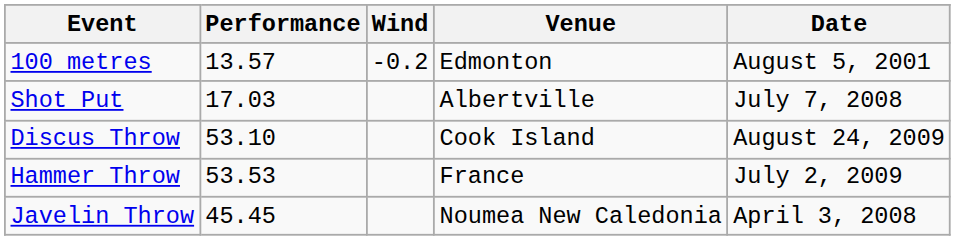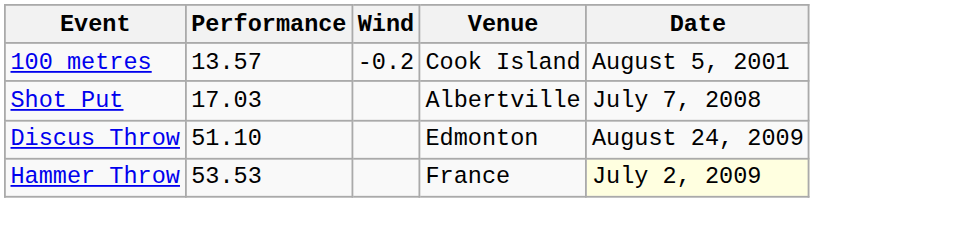(496, 62) Edmonton -> (503, 62) Cook Island
(241, 139) 53.10 -> (226, 139) 51.10
(517, 139) Cook Island -> (482, 139) Edmonton
(818, 177) no background -> (677, 177) lightyellow background
- row: (102, 216)
